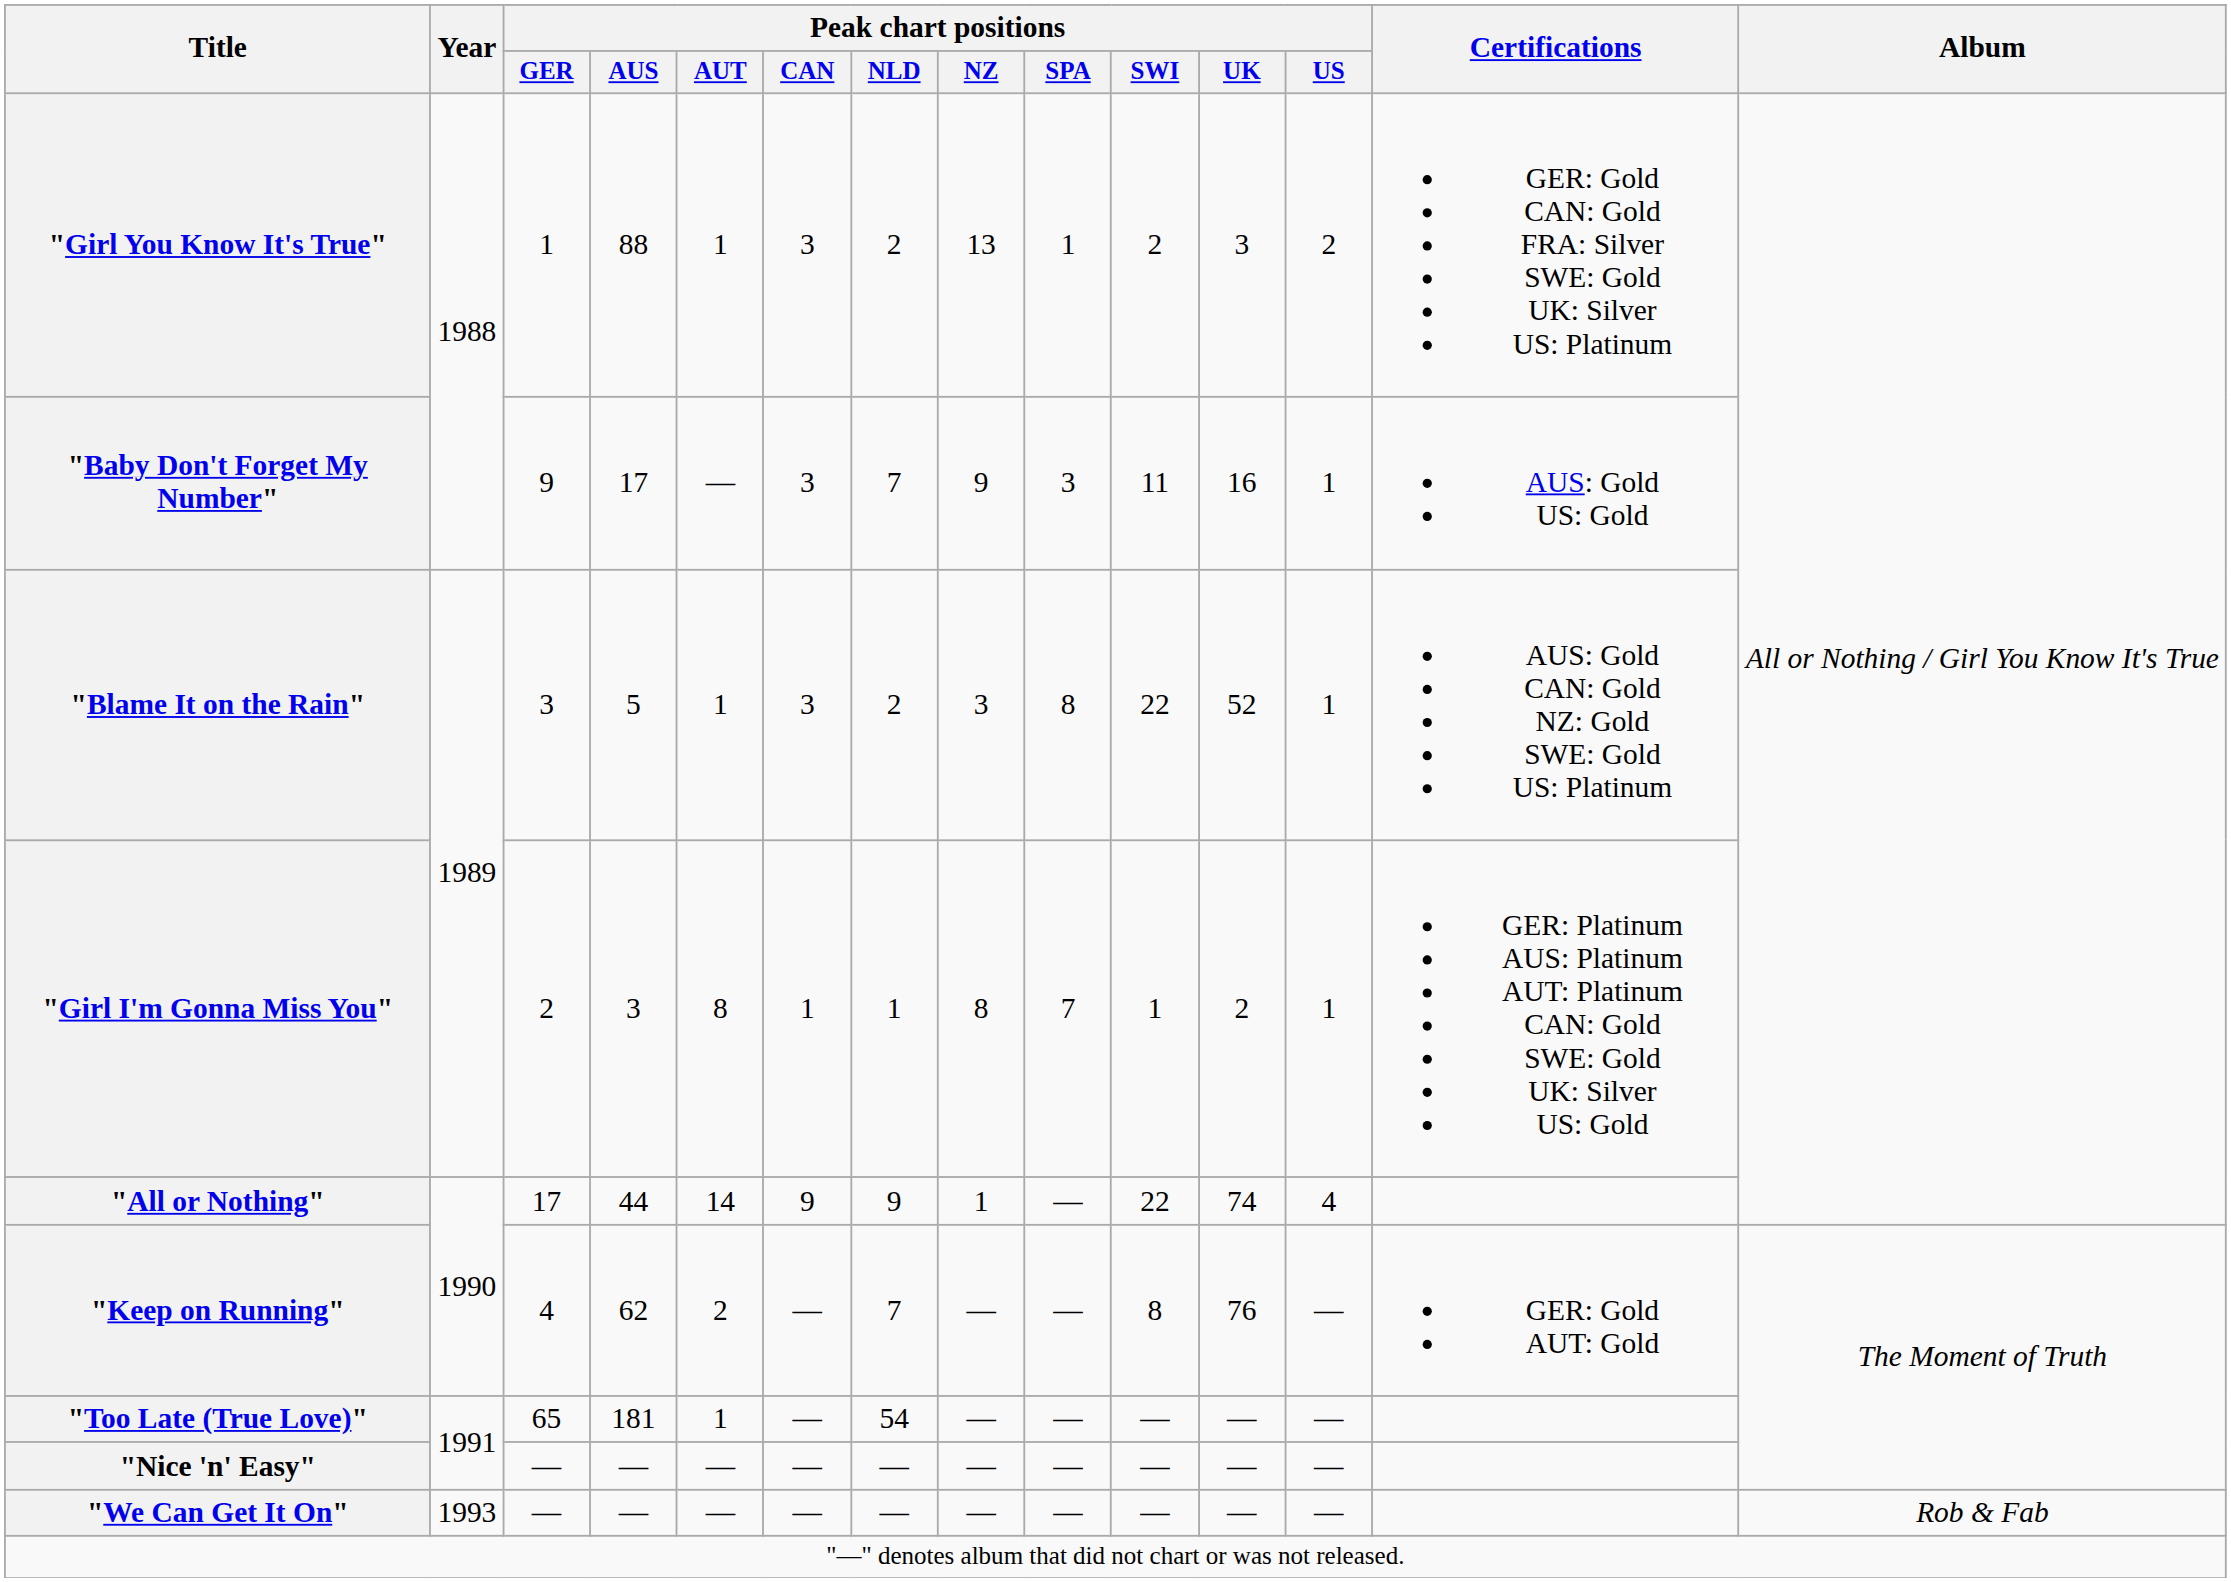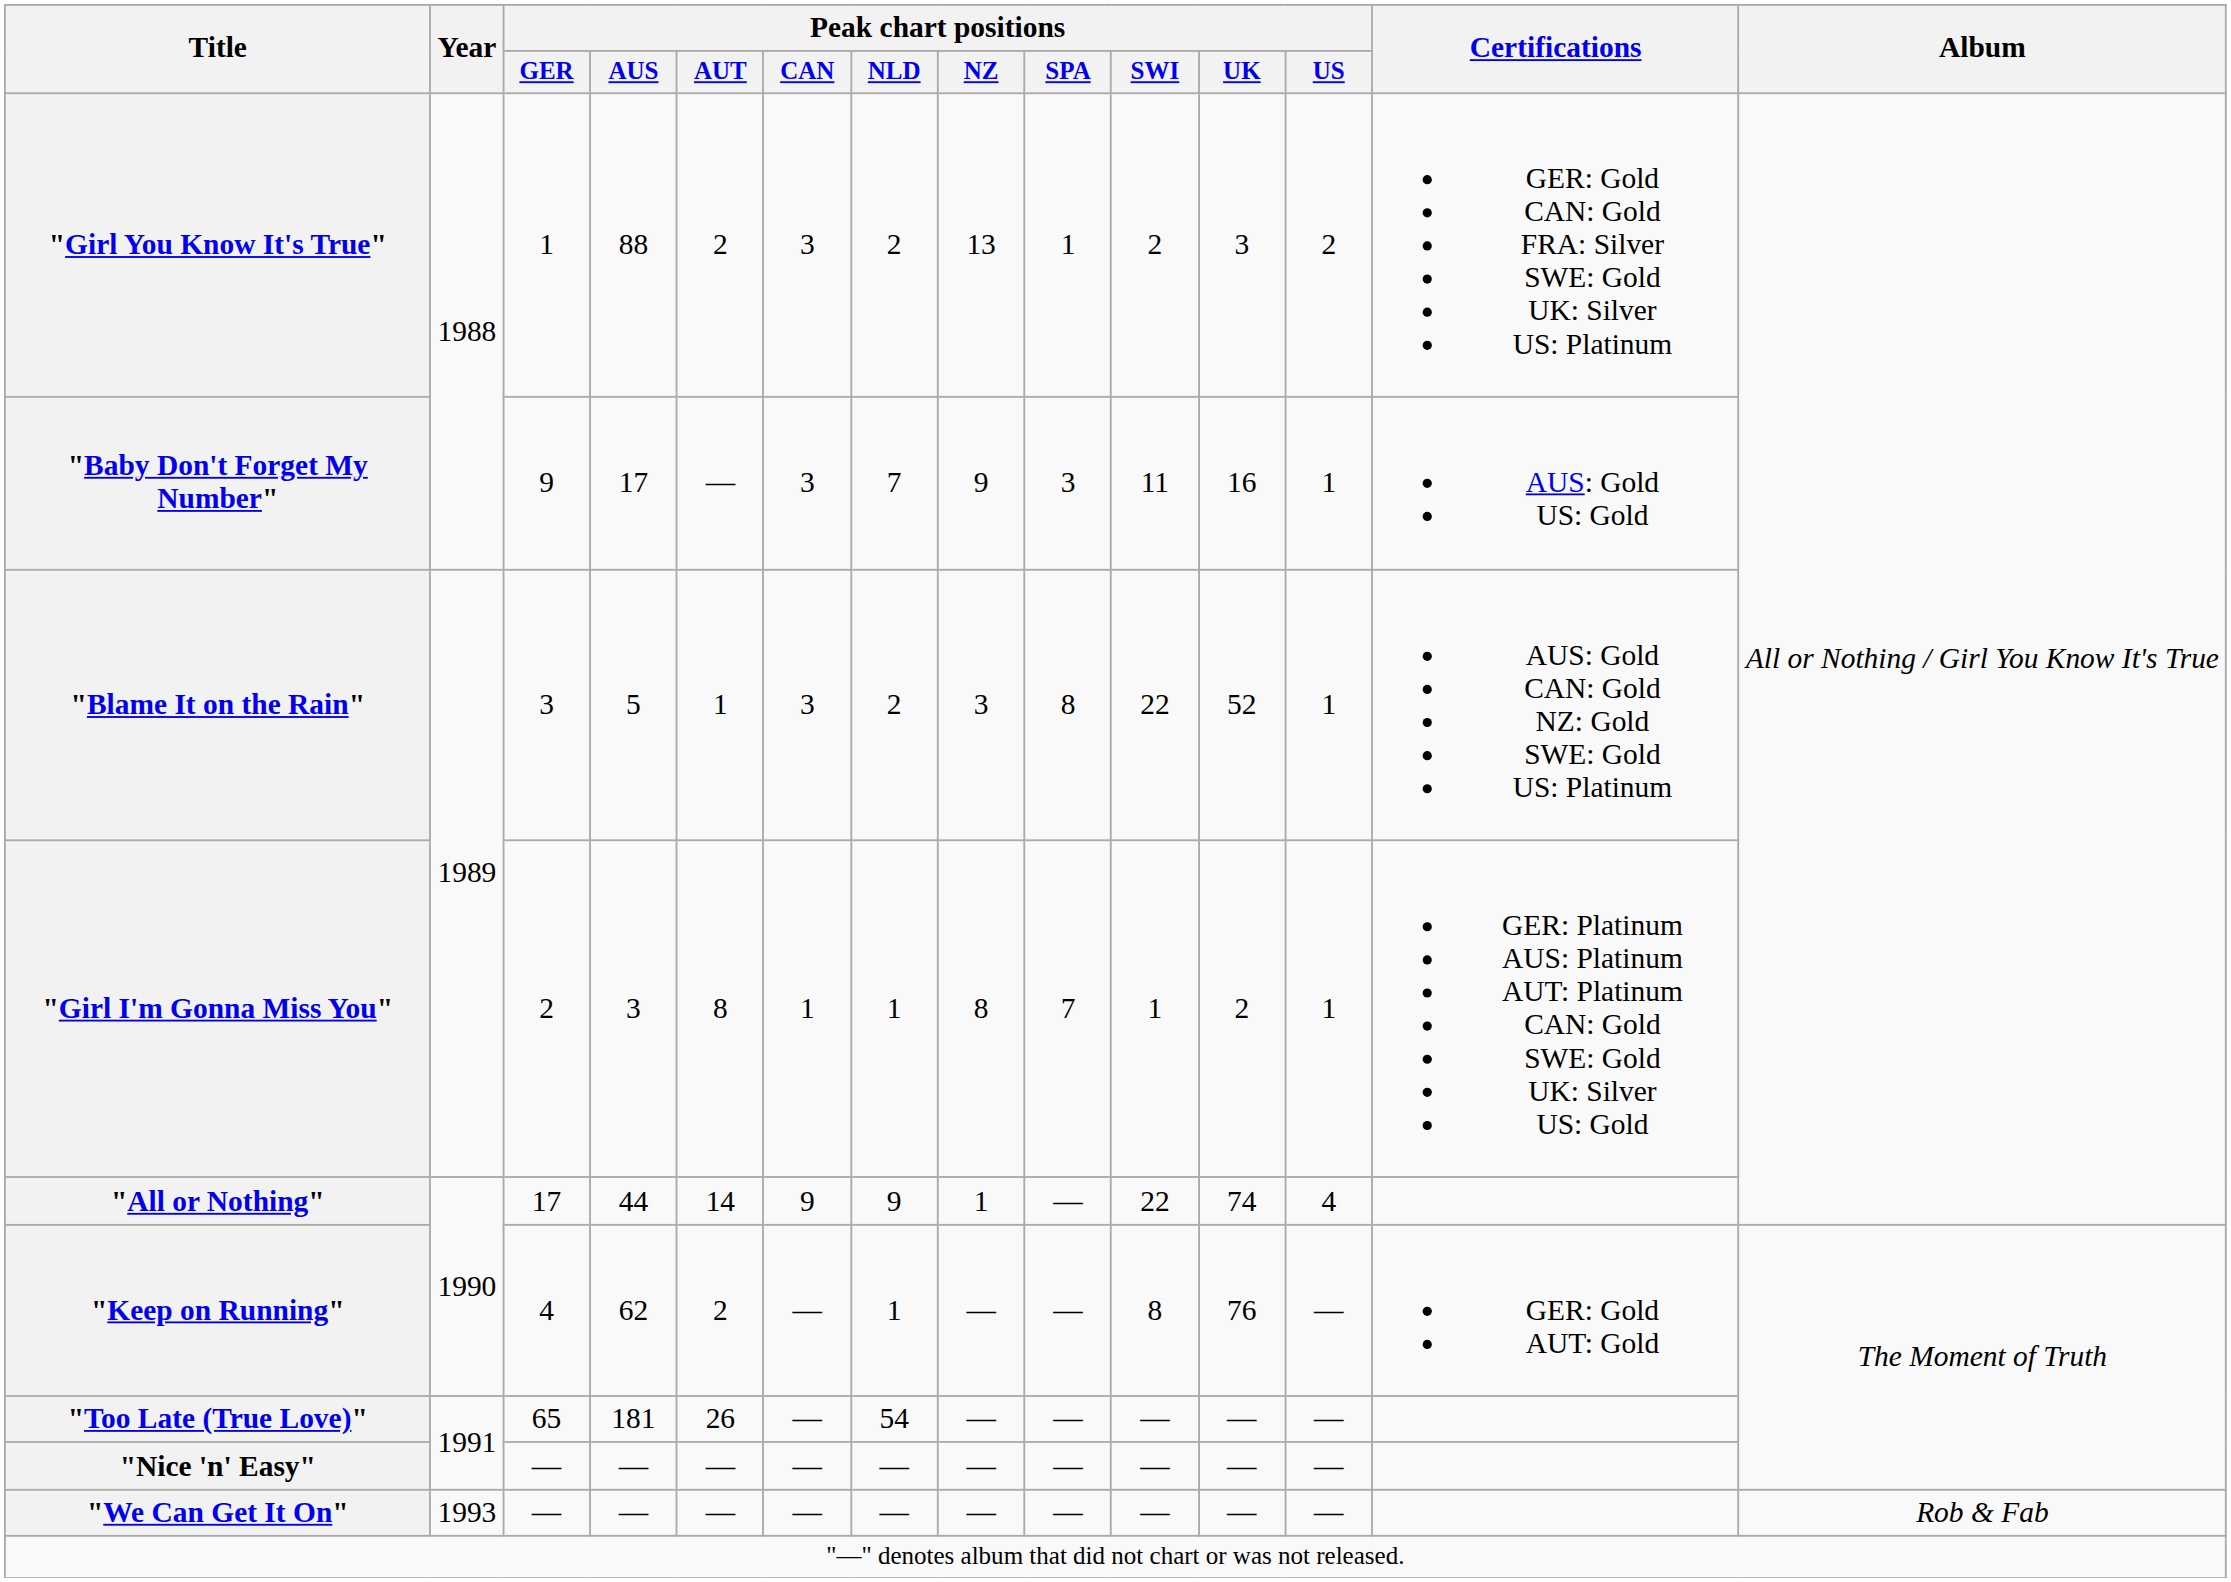(720, 244) 1 -> (720, 244) 2
(894, 1309) 7 -> (894, 1309) 1
(720, 1418) 1 -> (720, 1418) 26
